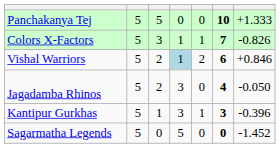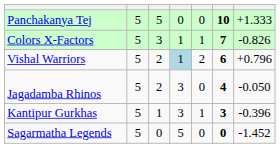(254, 59) +0.846 -> (254, 59) +0.796
